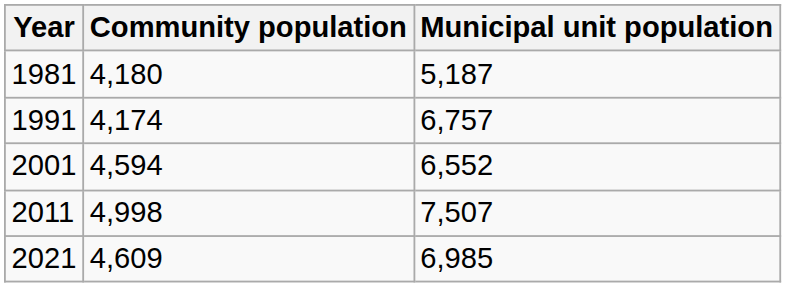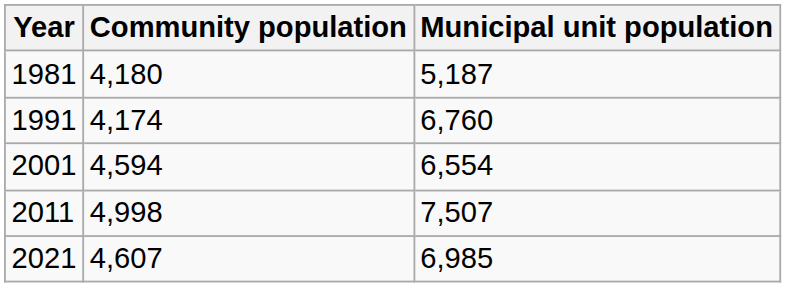(457, 119) 6,757 -> (457, 119) 6,760
(457, 166) 6,552 -> (457, 166) 6,554
(126, 258) 4,609 -> (126, 258) 4,607
